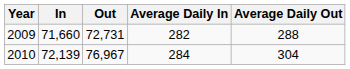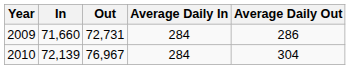(179, 34) 282 -> (179, 34) 284
(288, 34) 288 -> (288, 34) 286
